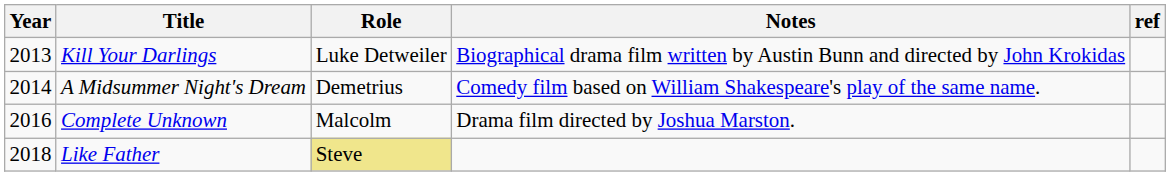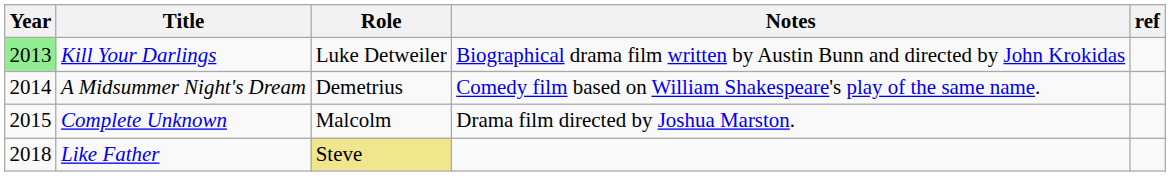(30, 54) no background -> (30, 54) lightgreen background
(30, 120) 2016 -> (30, 120) 2015
